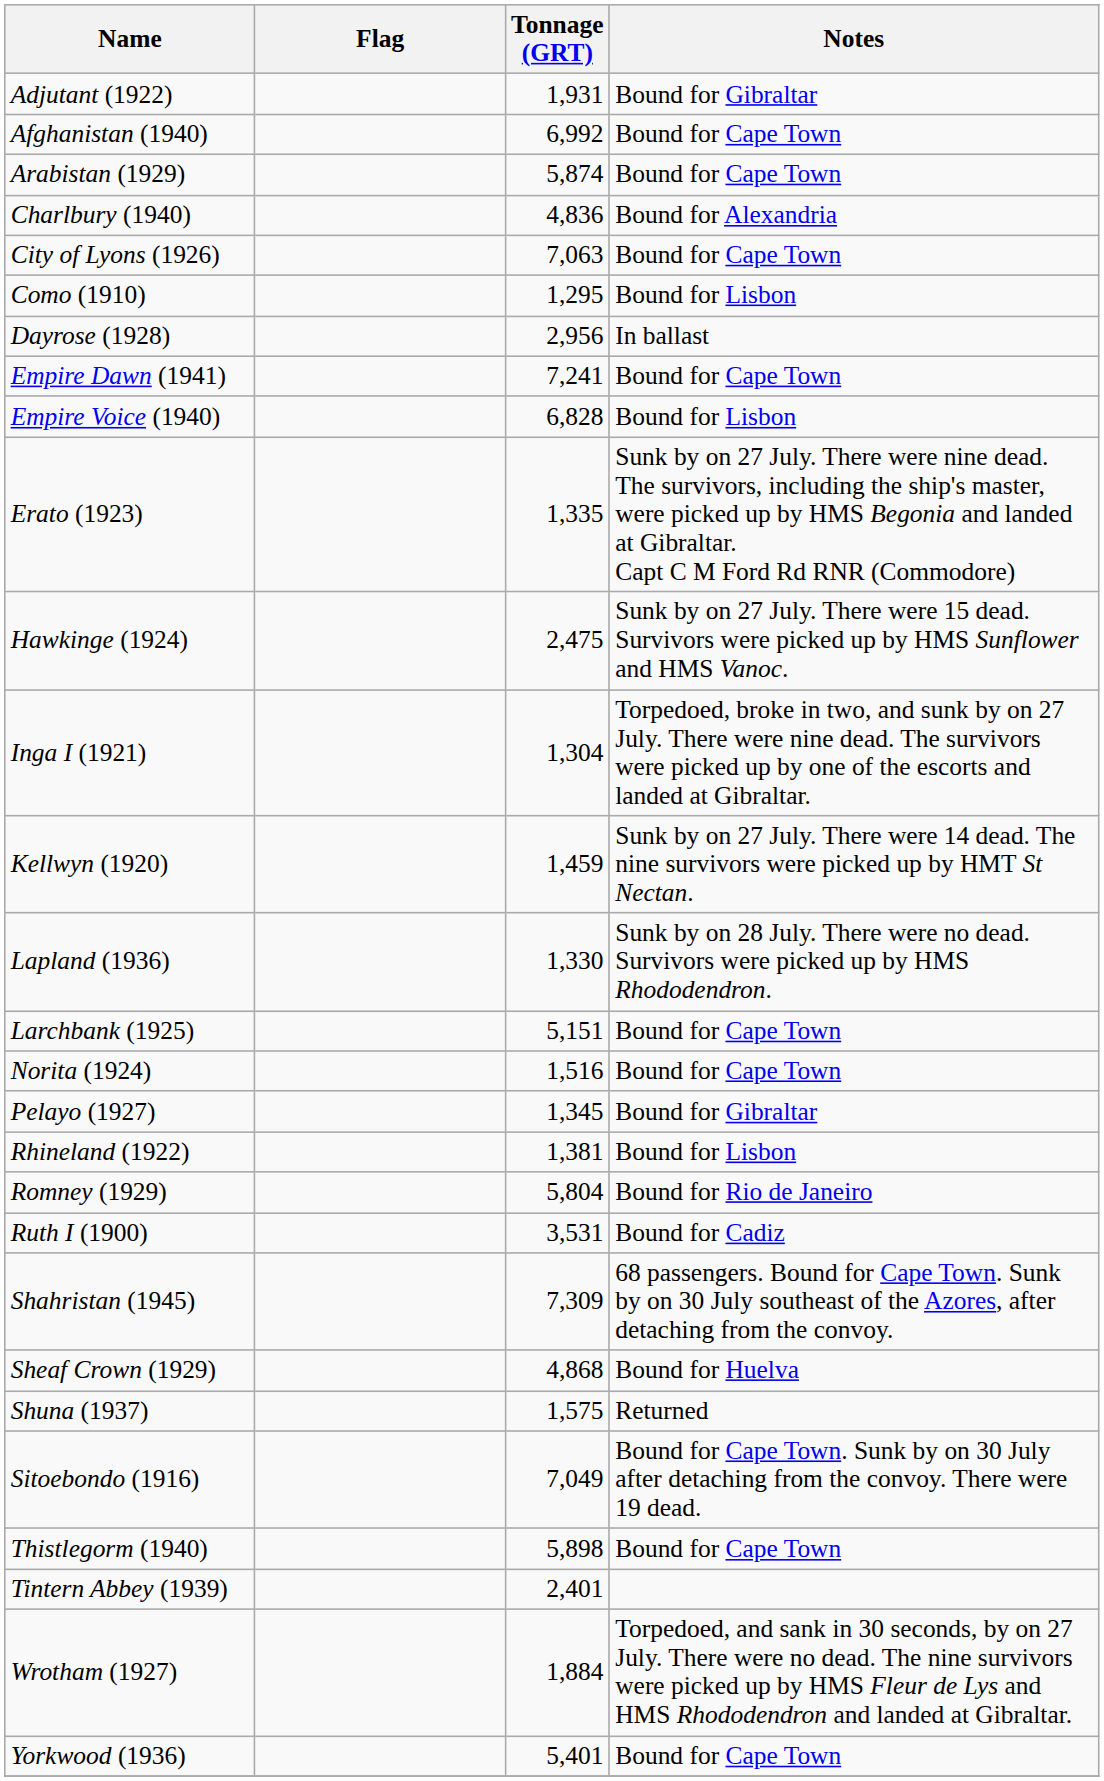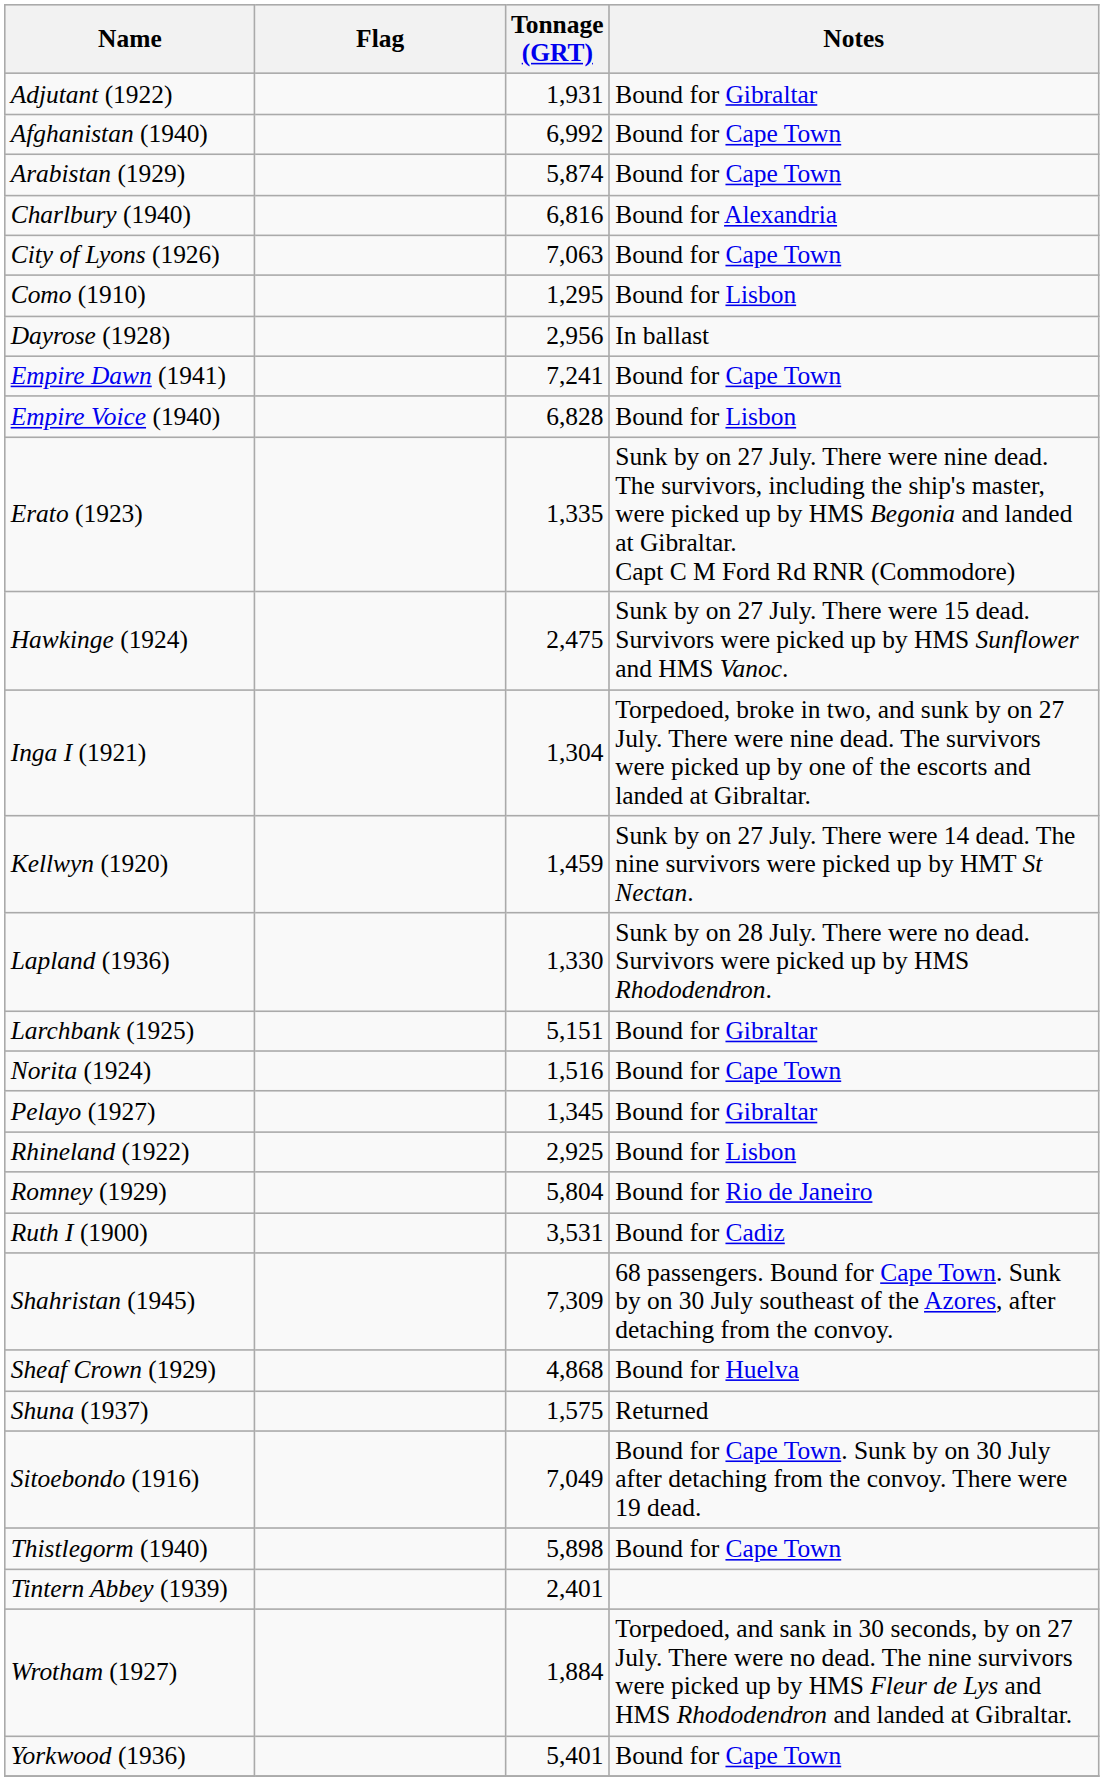(575, 214) 4,836 -> (575, 214) 6,816
(728, 1030) Bound for Cape Town -> (716, 1030) Bound for Gibraltar
(575, 1151) 1,381 -> (575, 1151) 2,925
